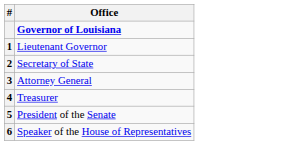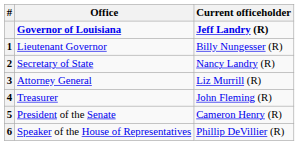+ column: (244, 13)
